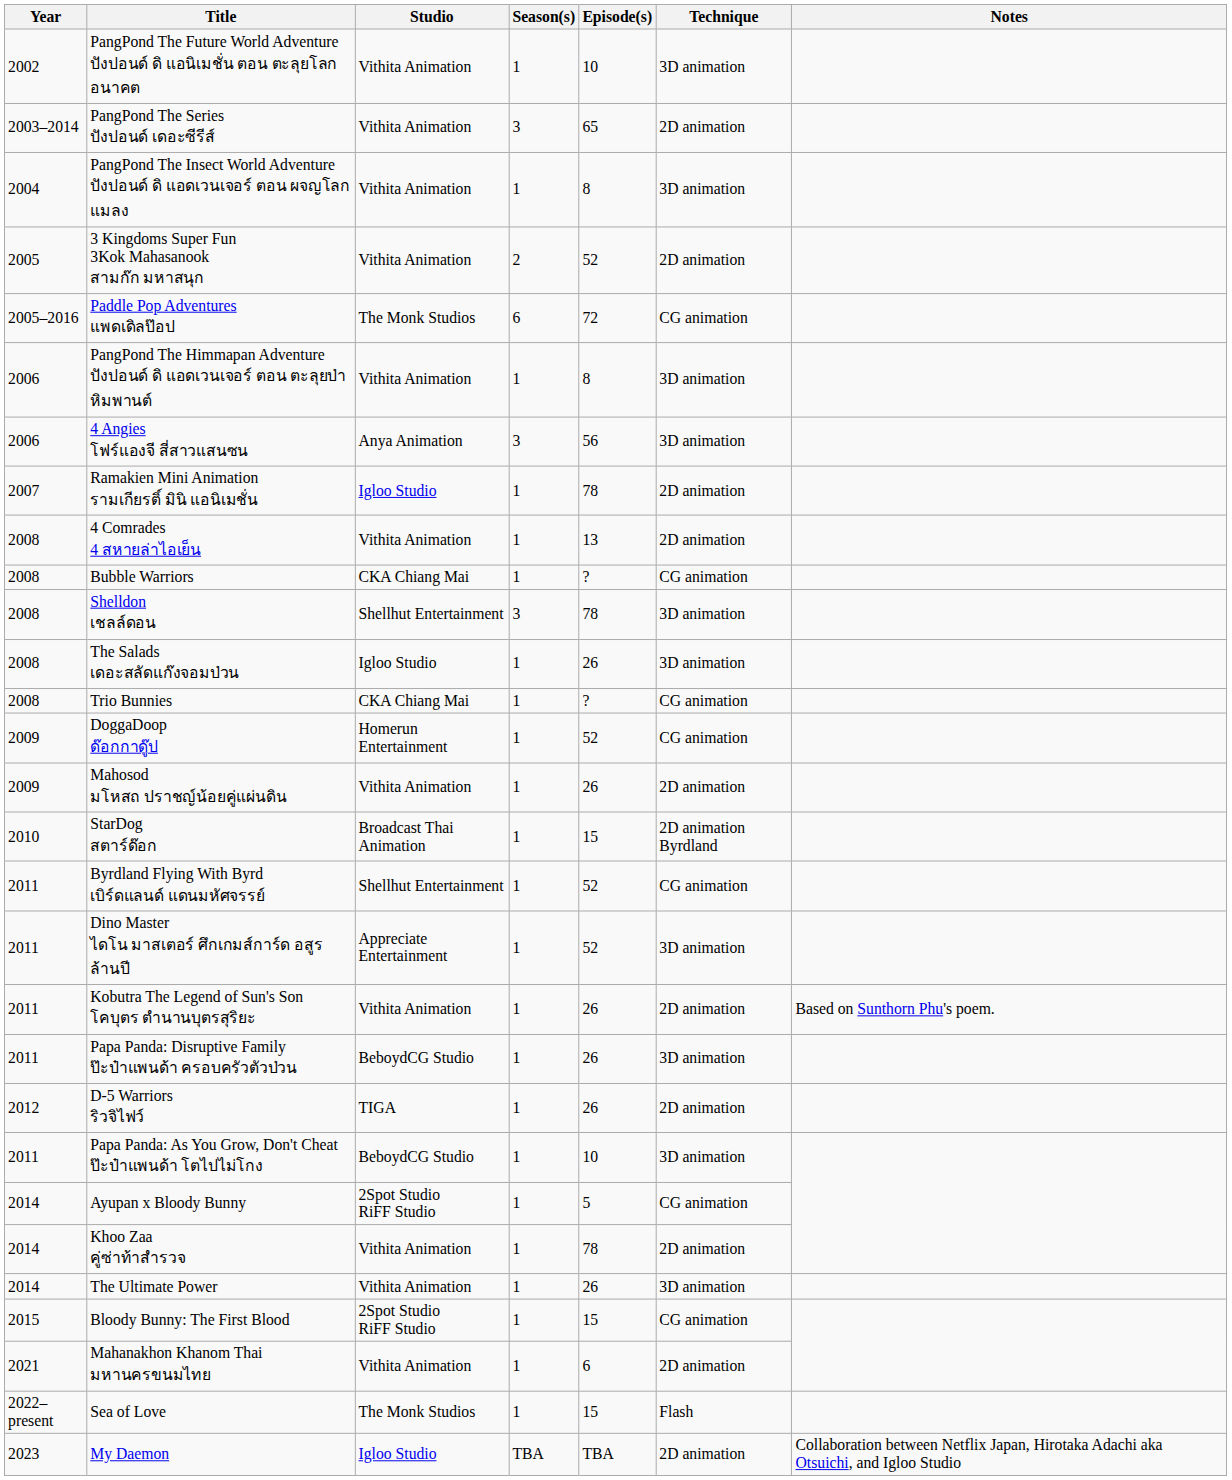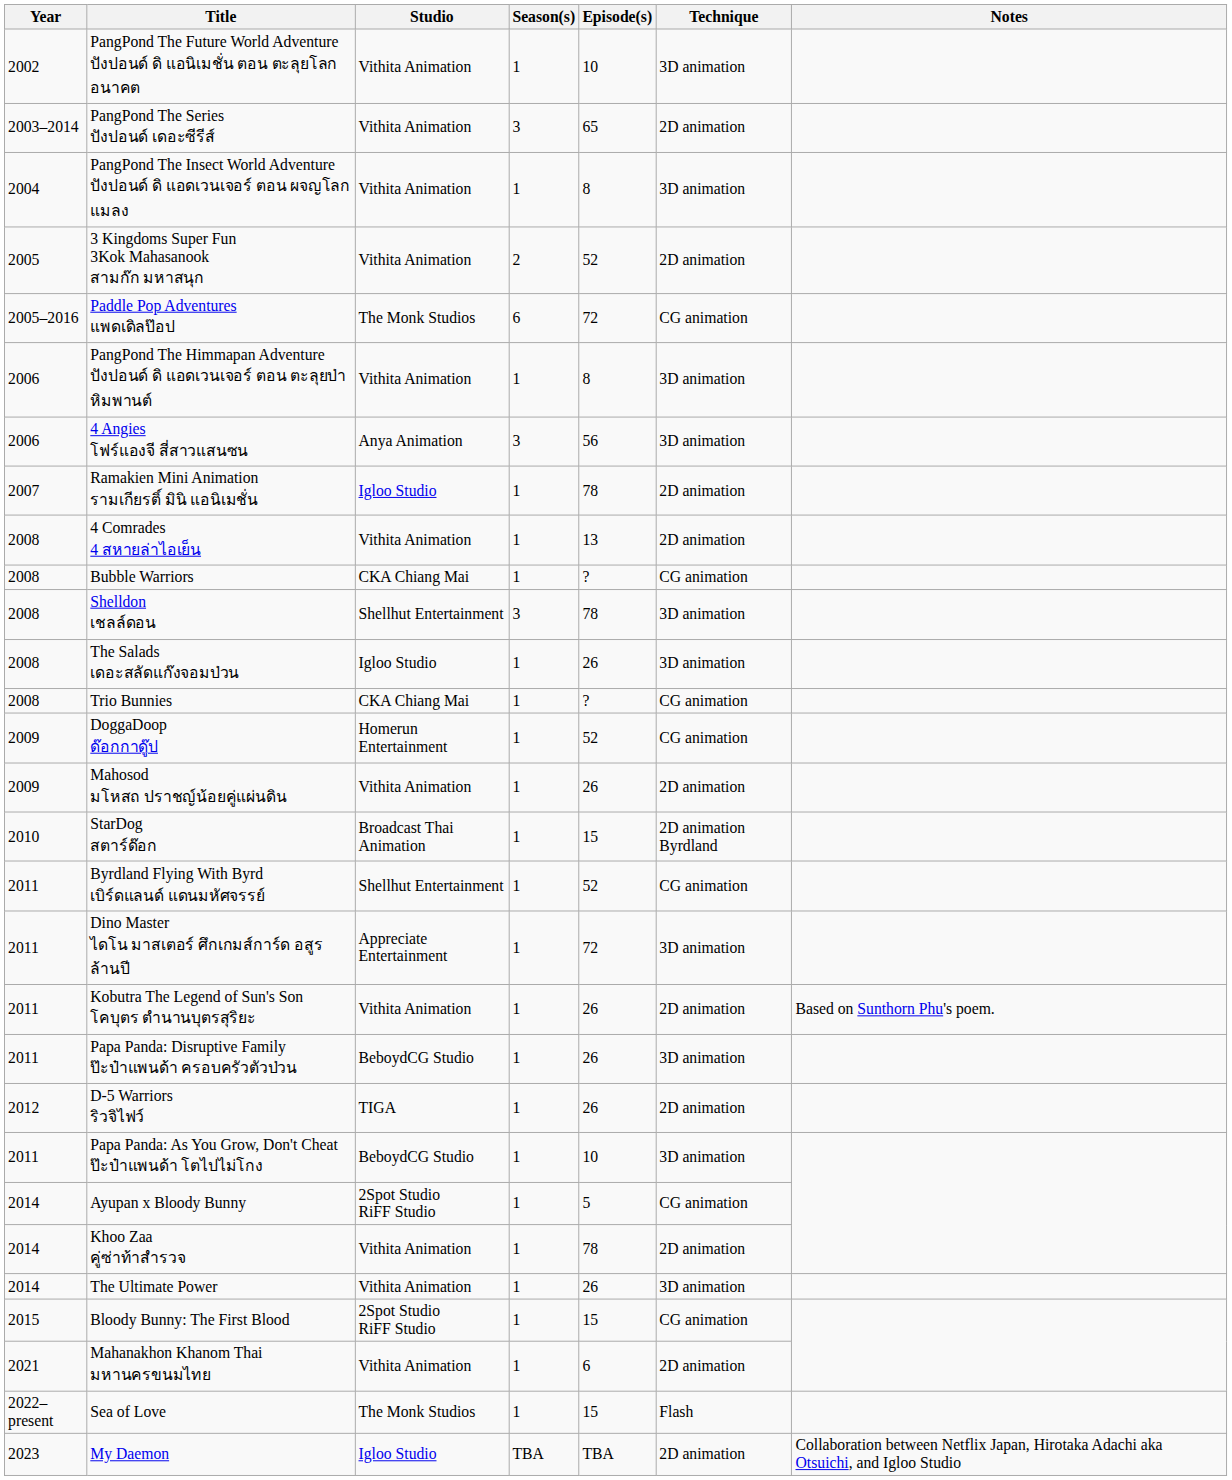(590, 947) 52 -> (590, 947) 72
